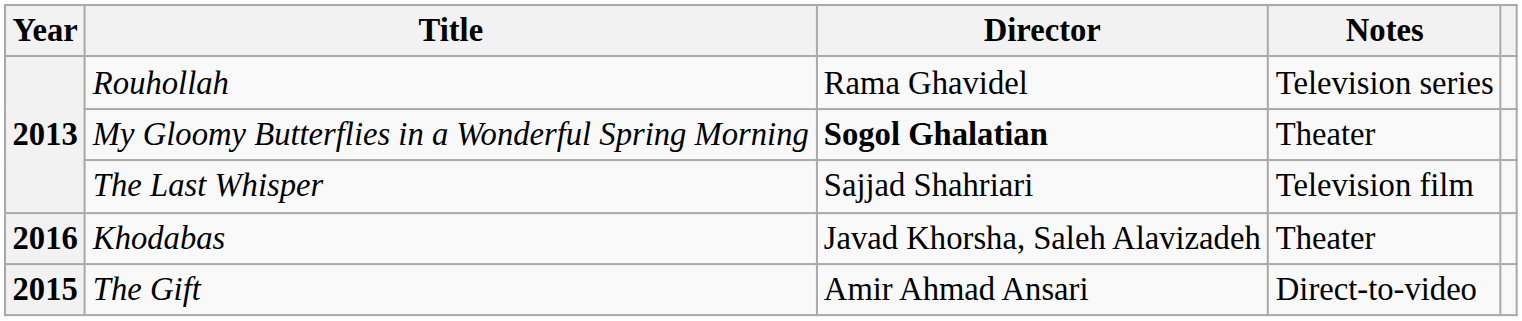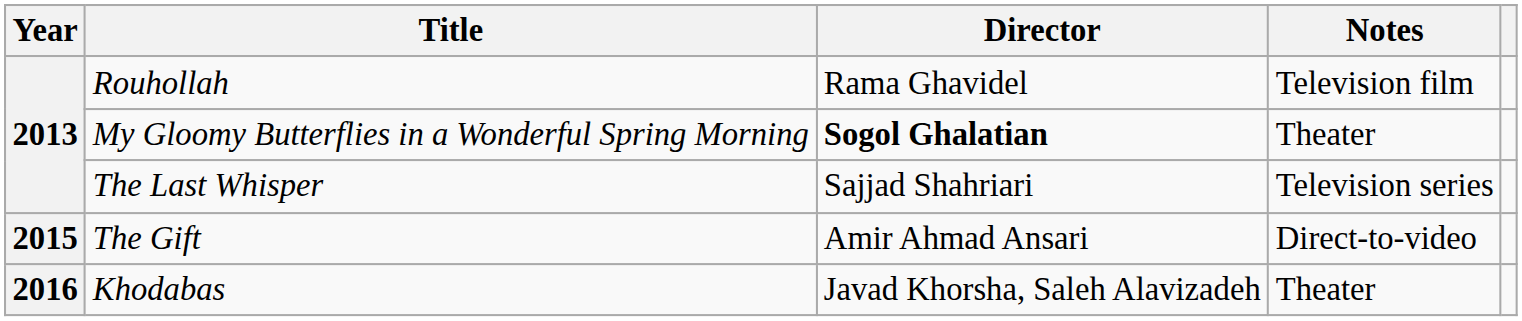(1385, 82) Television series -> (1375, 82) Television film
(1375, 185) Television film -> (1385, 185) Television series
rows swapped: (147, 289) <-> (159, 237)
